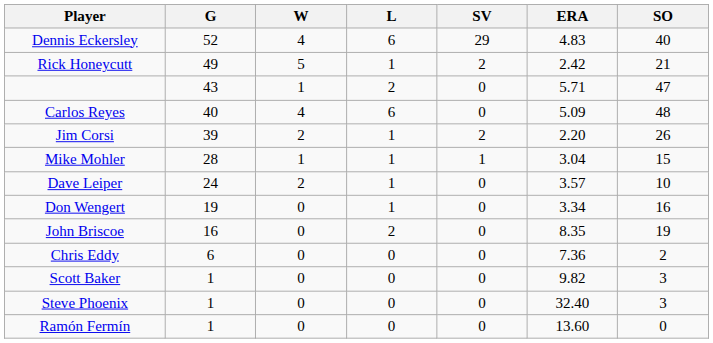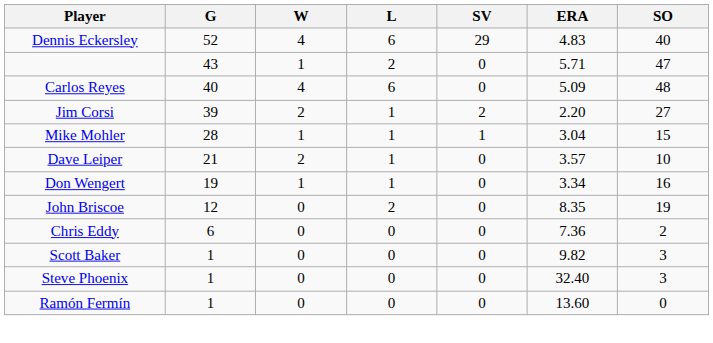- row: (85, 64)
(663, 135) 26 -> (663, 111) 27
(211, 183) 24 -> (211, 159) 21
(301, 207) 0 -> (301, 183) 1
(211, 231) 16 -> (211, 207) 12
